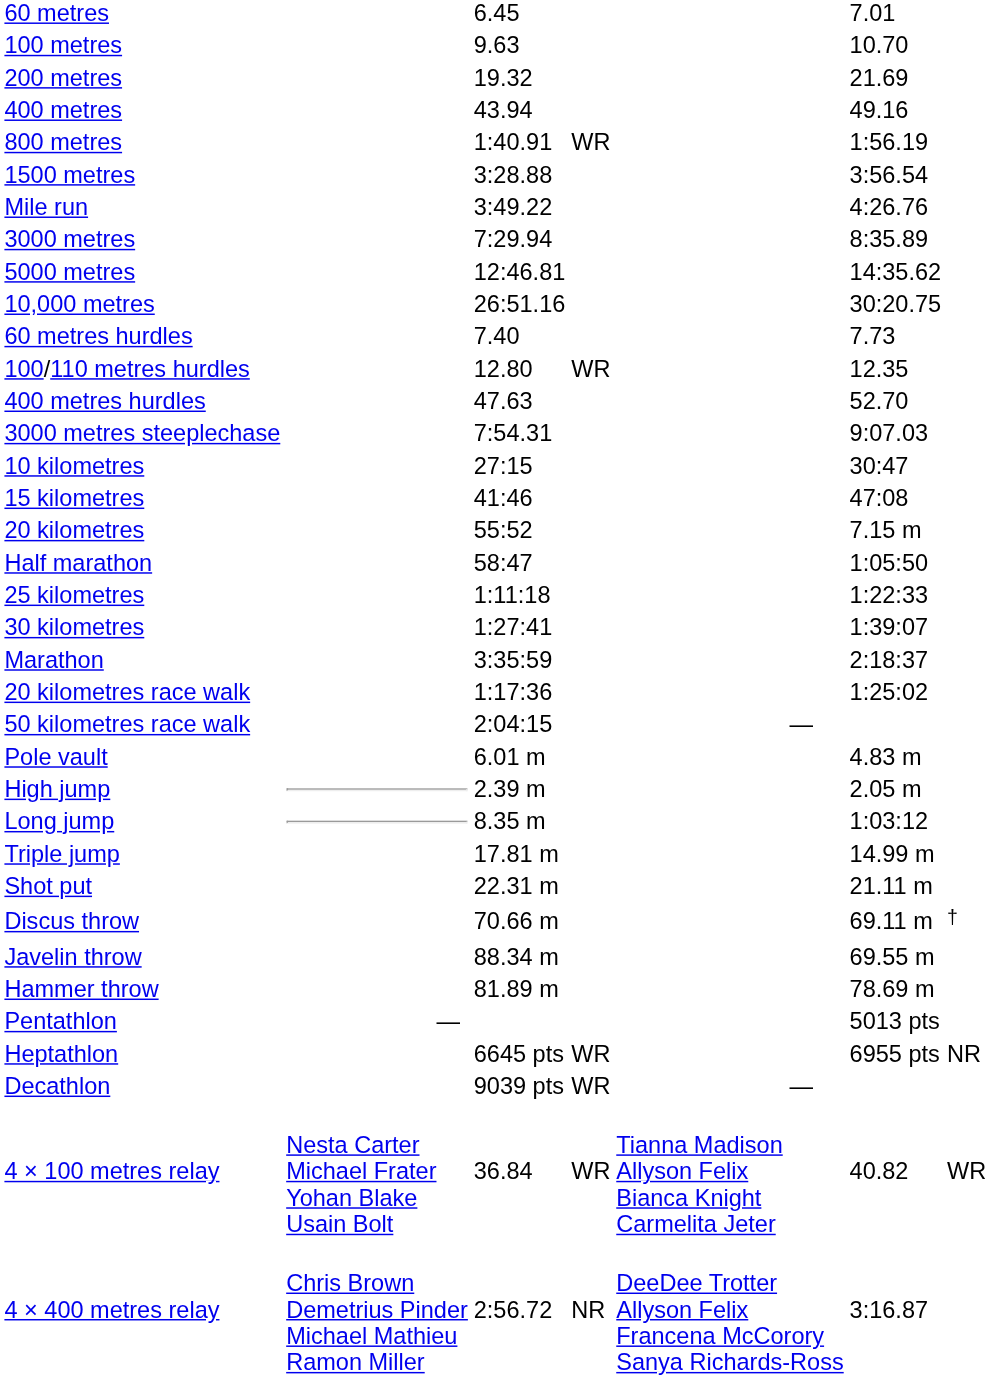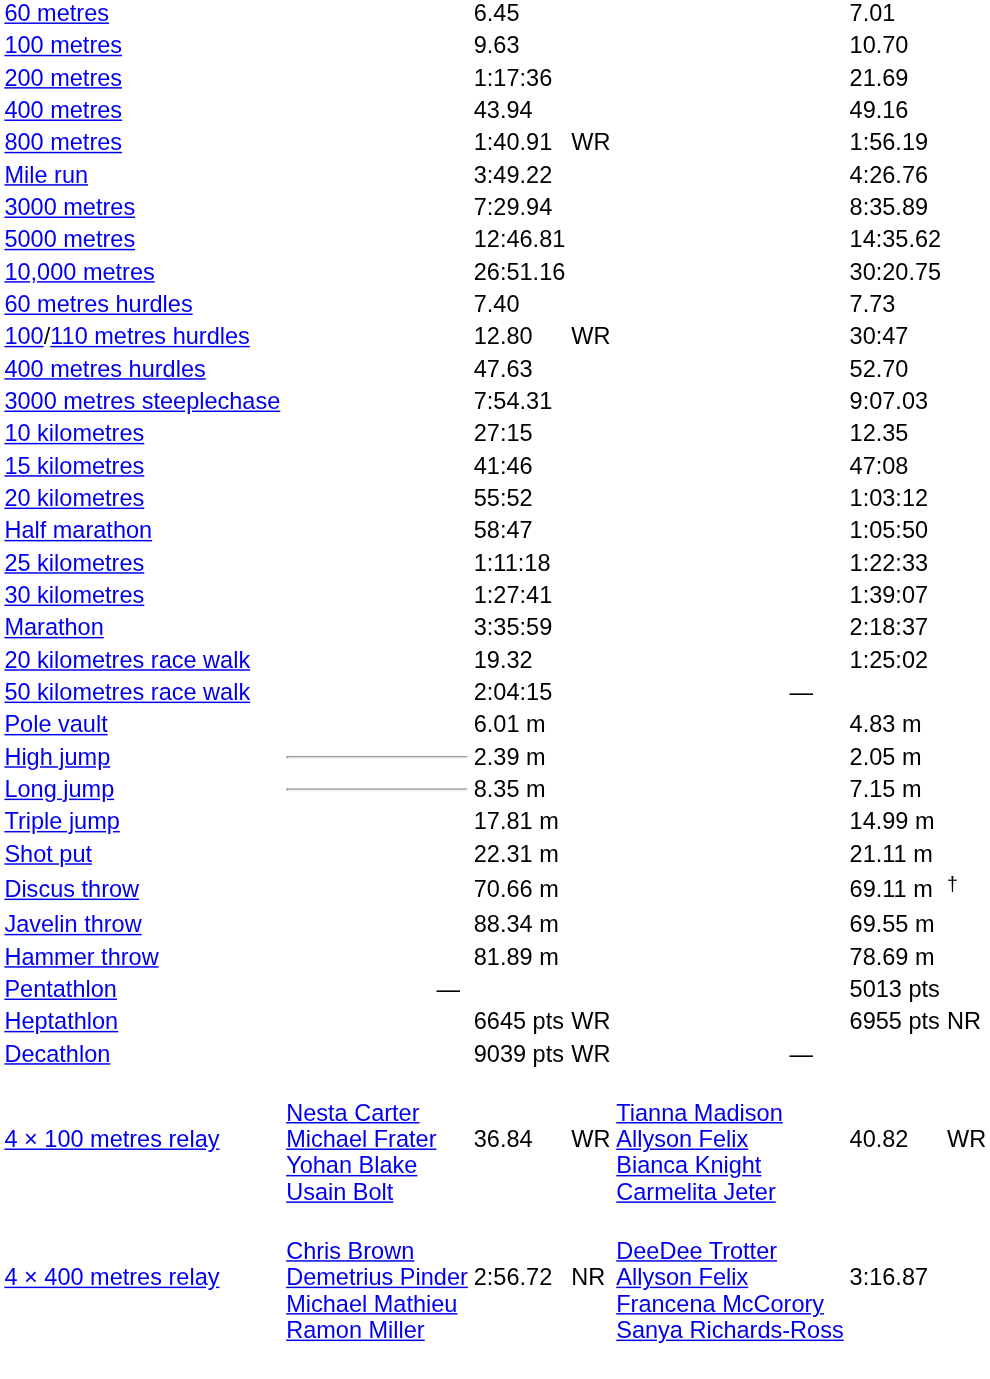(503, 78) 19.32 -> (513, 78) 1:17:36
- row: (70, 175)
(879, 369) 12.35 -> (879, 336) 30:47
(879, 466) 30:47 -> (879, 433) 12.35
(886, 530) 7.15 m -> (889, 498) 1:03:12
(513, 692) 1:17:36 -> (503, 660) 19.32
(889, 821) 1:03:12 -> (886, 789) 7.15 m
